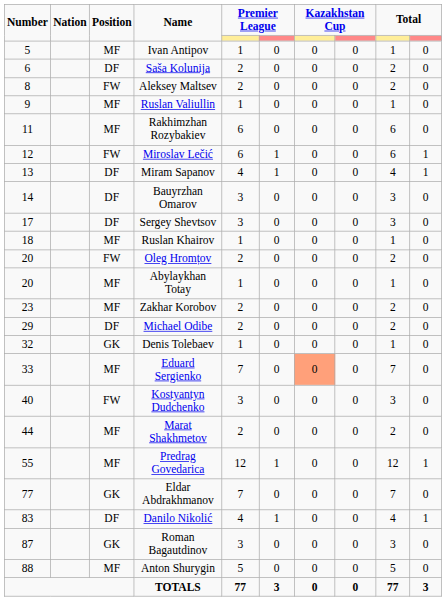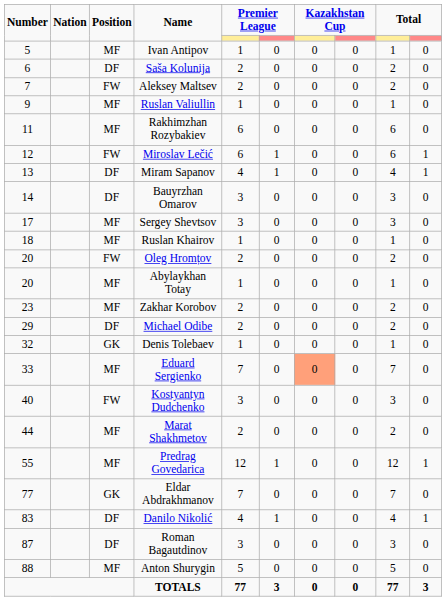(27, 86) 8 -> (27, 86) 7
(112, 222) DF -> (112, 222) MF
(112, 544) GK -> (112, 544) DF
